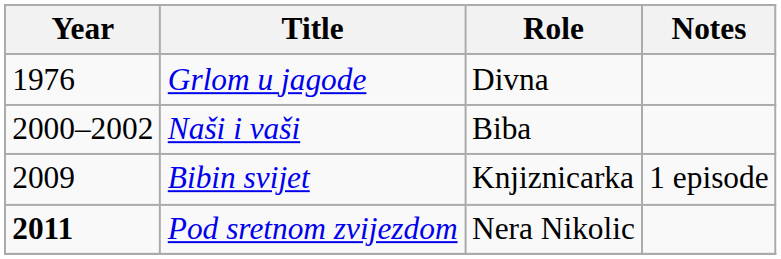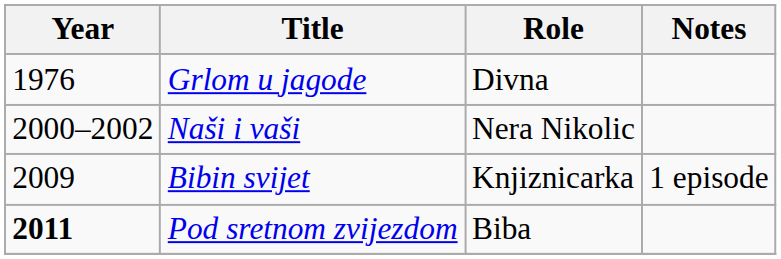(502, 128) Biba -> (553, 128) Nera Nikolic
(553, 228) Nera Nikolic -> (502, 228) Biba
